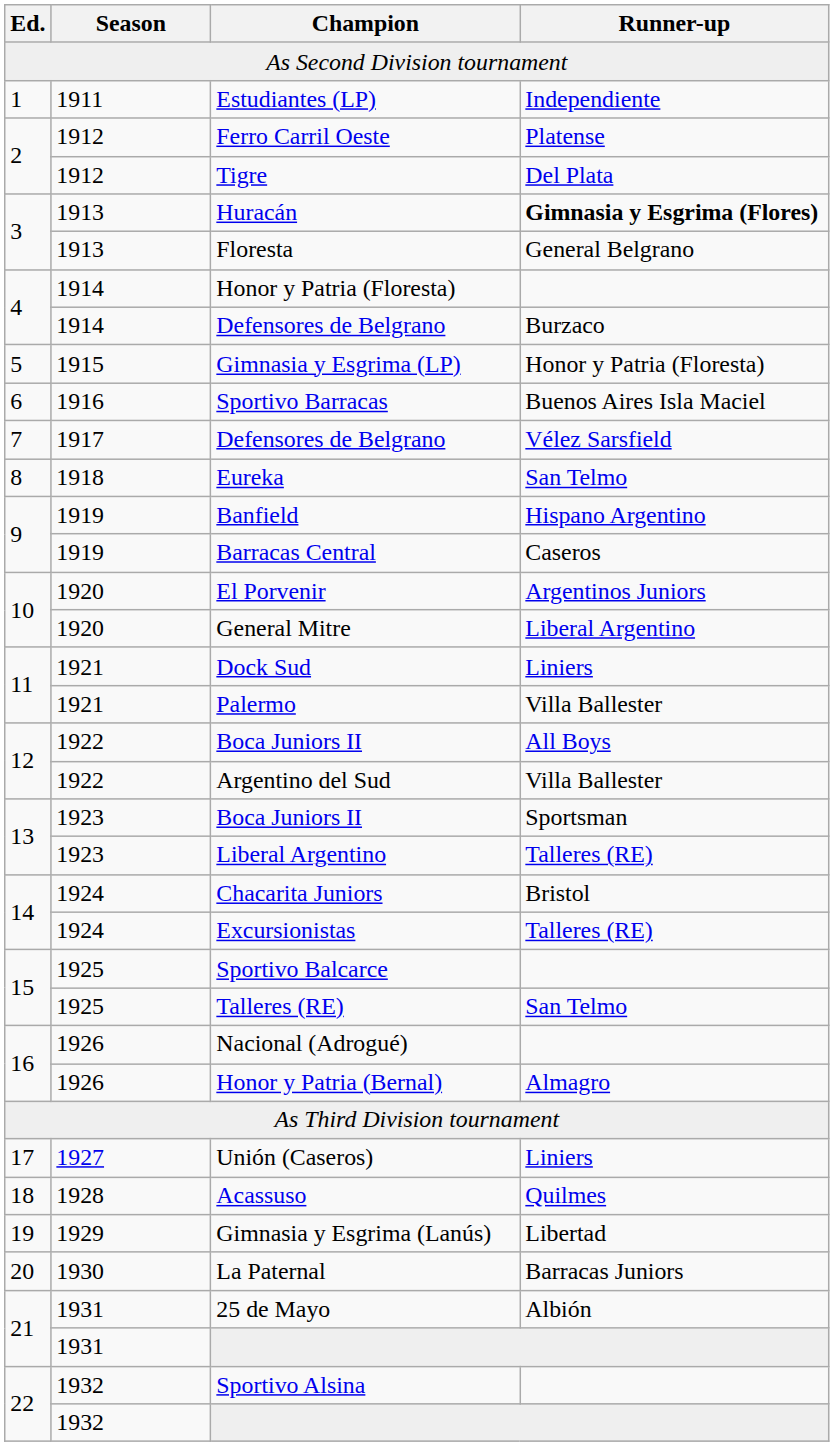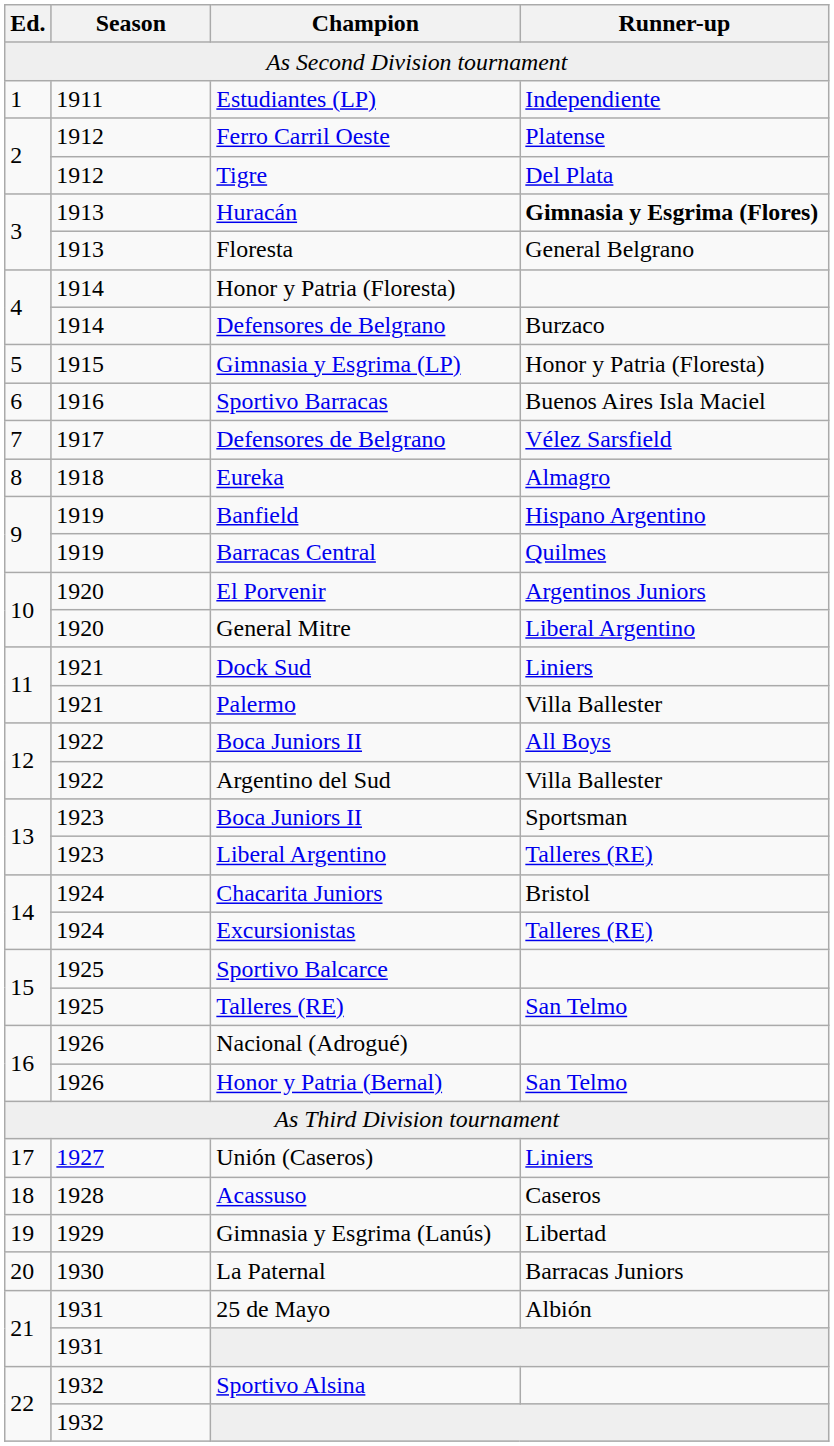(576, 477) San Telmo -> (568, 477) Almagro
(563, 552) Caseros -> (566, 552) Quilmes
(568, 1082) Almagro -> (576, 1082) San Telmo
(566, 1195) Quilmes -> (563, 1195) Caseros
